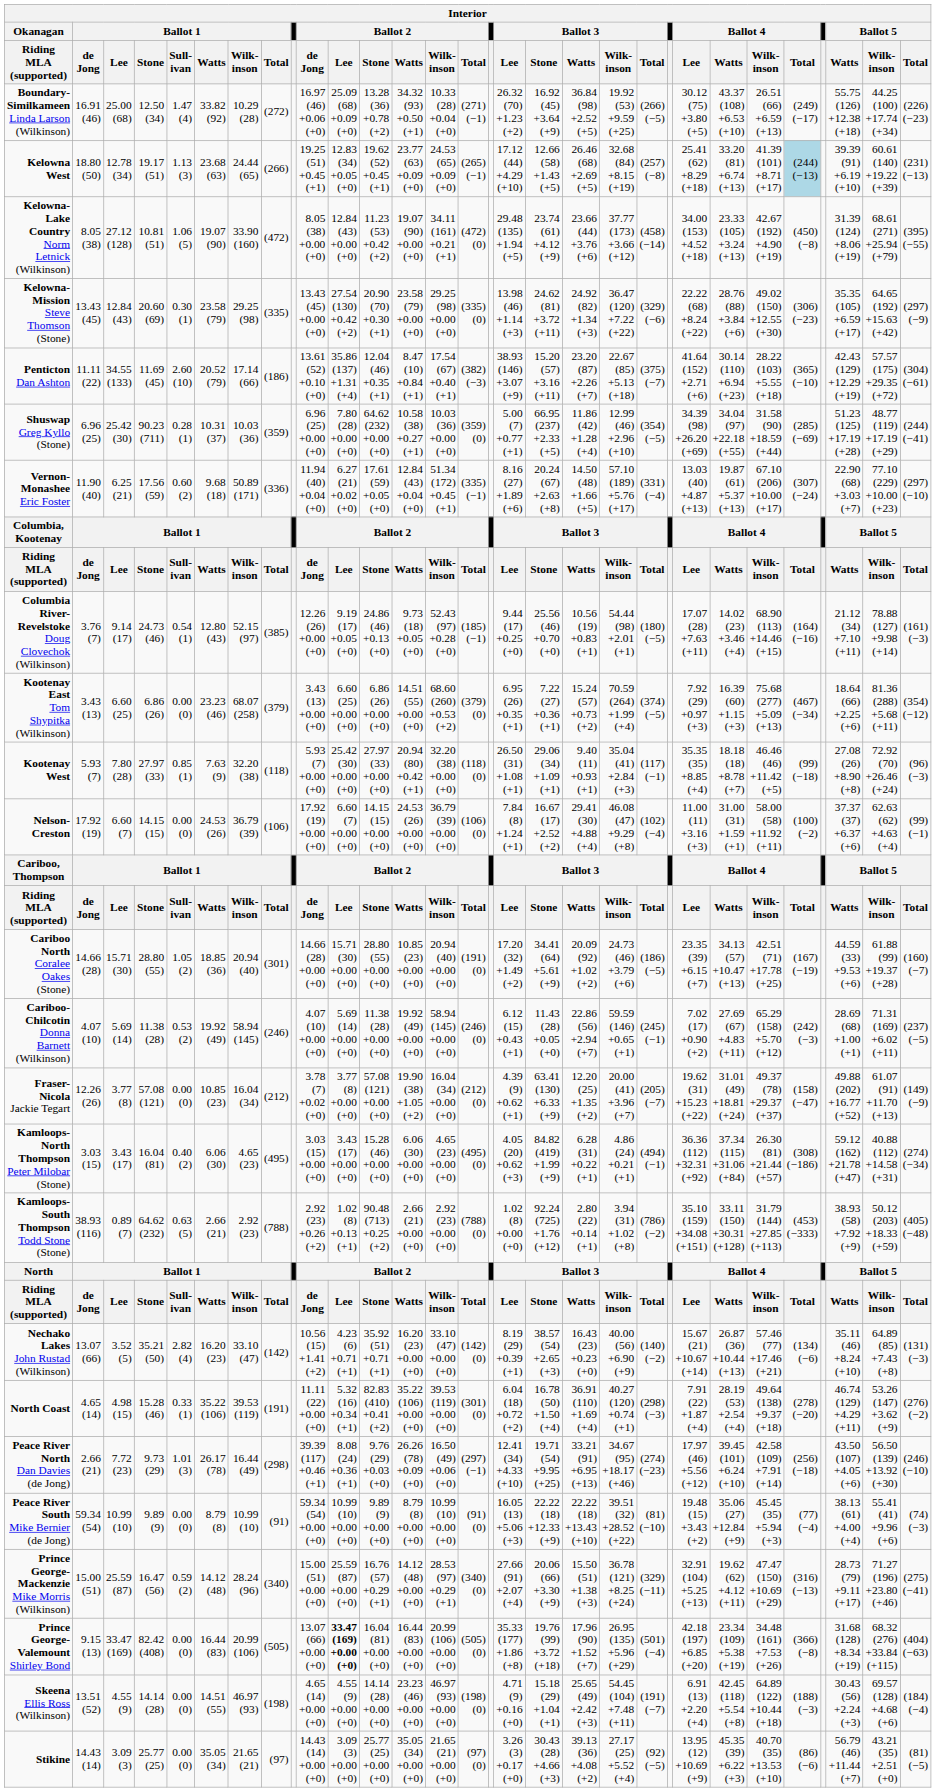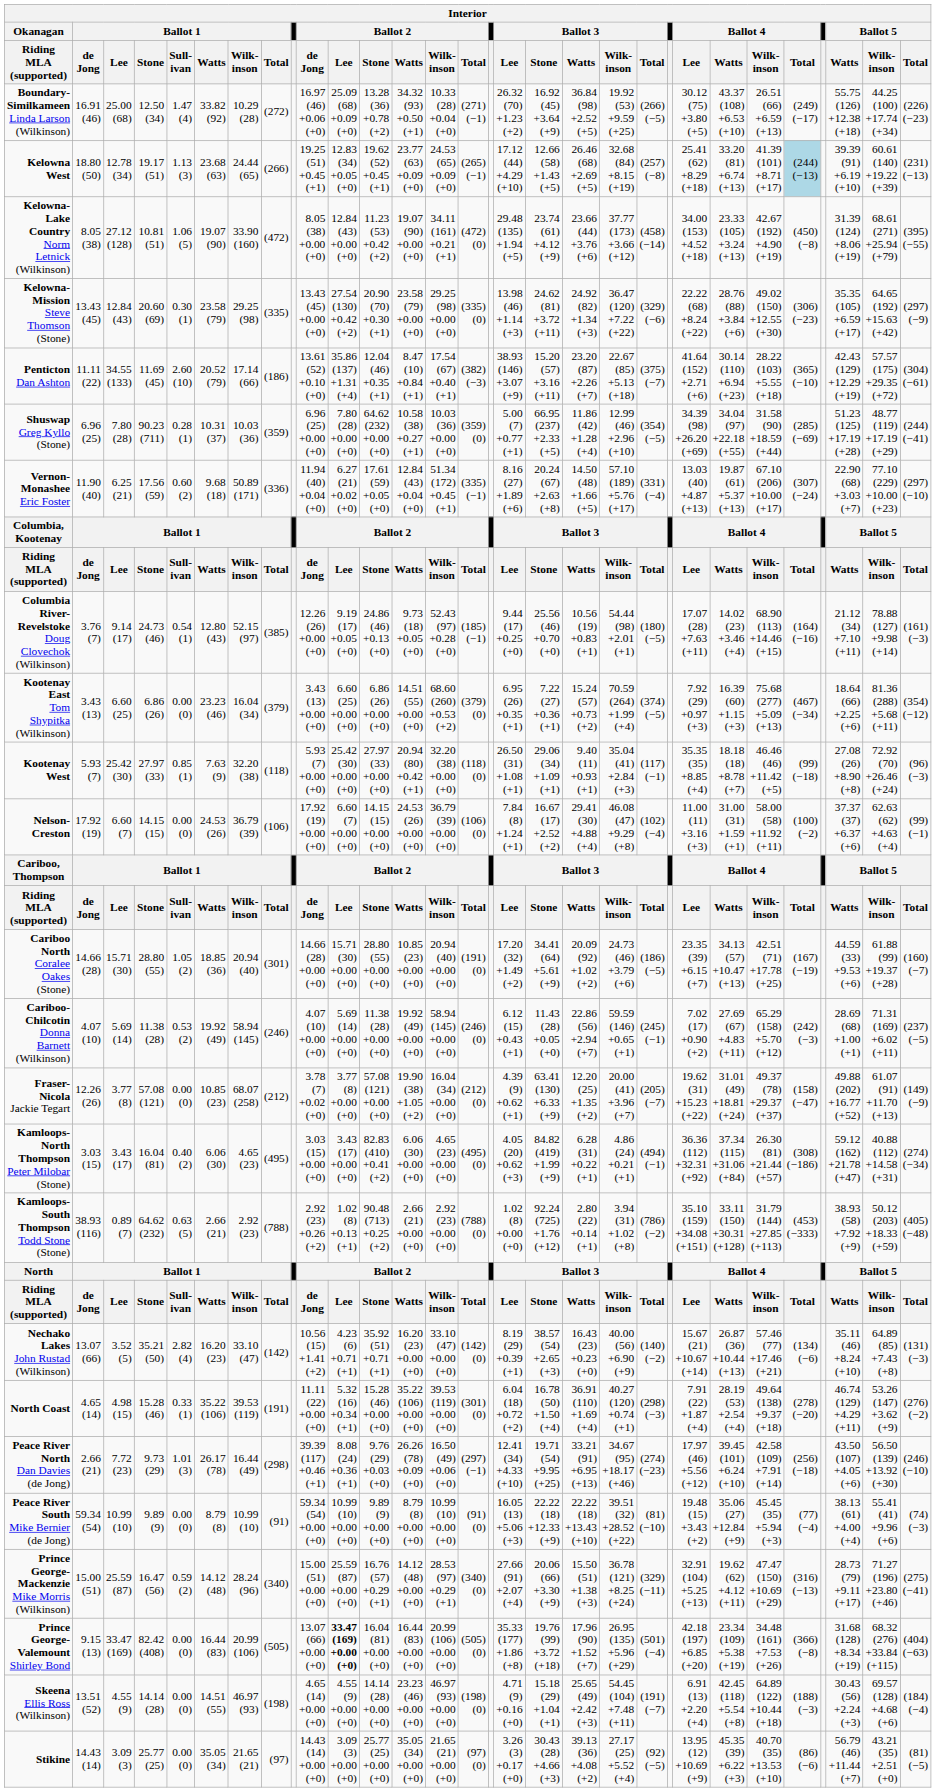(119, 432) 25.42 (30) -> (122, 432) 7.80 (28)
(246, 707) 68.07 (258) -> (246, 707) 16.04 (34)
(122, 770) 7.80 (28) -> (119, 770) 25.42 (30)
(246, 1095) 16.04 (34) -> (246, 1095) 68.07 (258)
(376, 1158) 15.28 (46) +0.00 (+0) -> (376, 1158) 82.83 (410) +0.41 (+2)
(376, 1408) 82.83 (410) +0.41 (+2) -> (376, 1408) 15.28 (46) +0.00 (+0)
